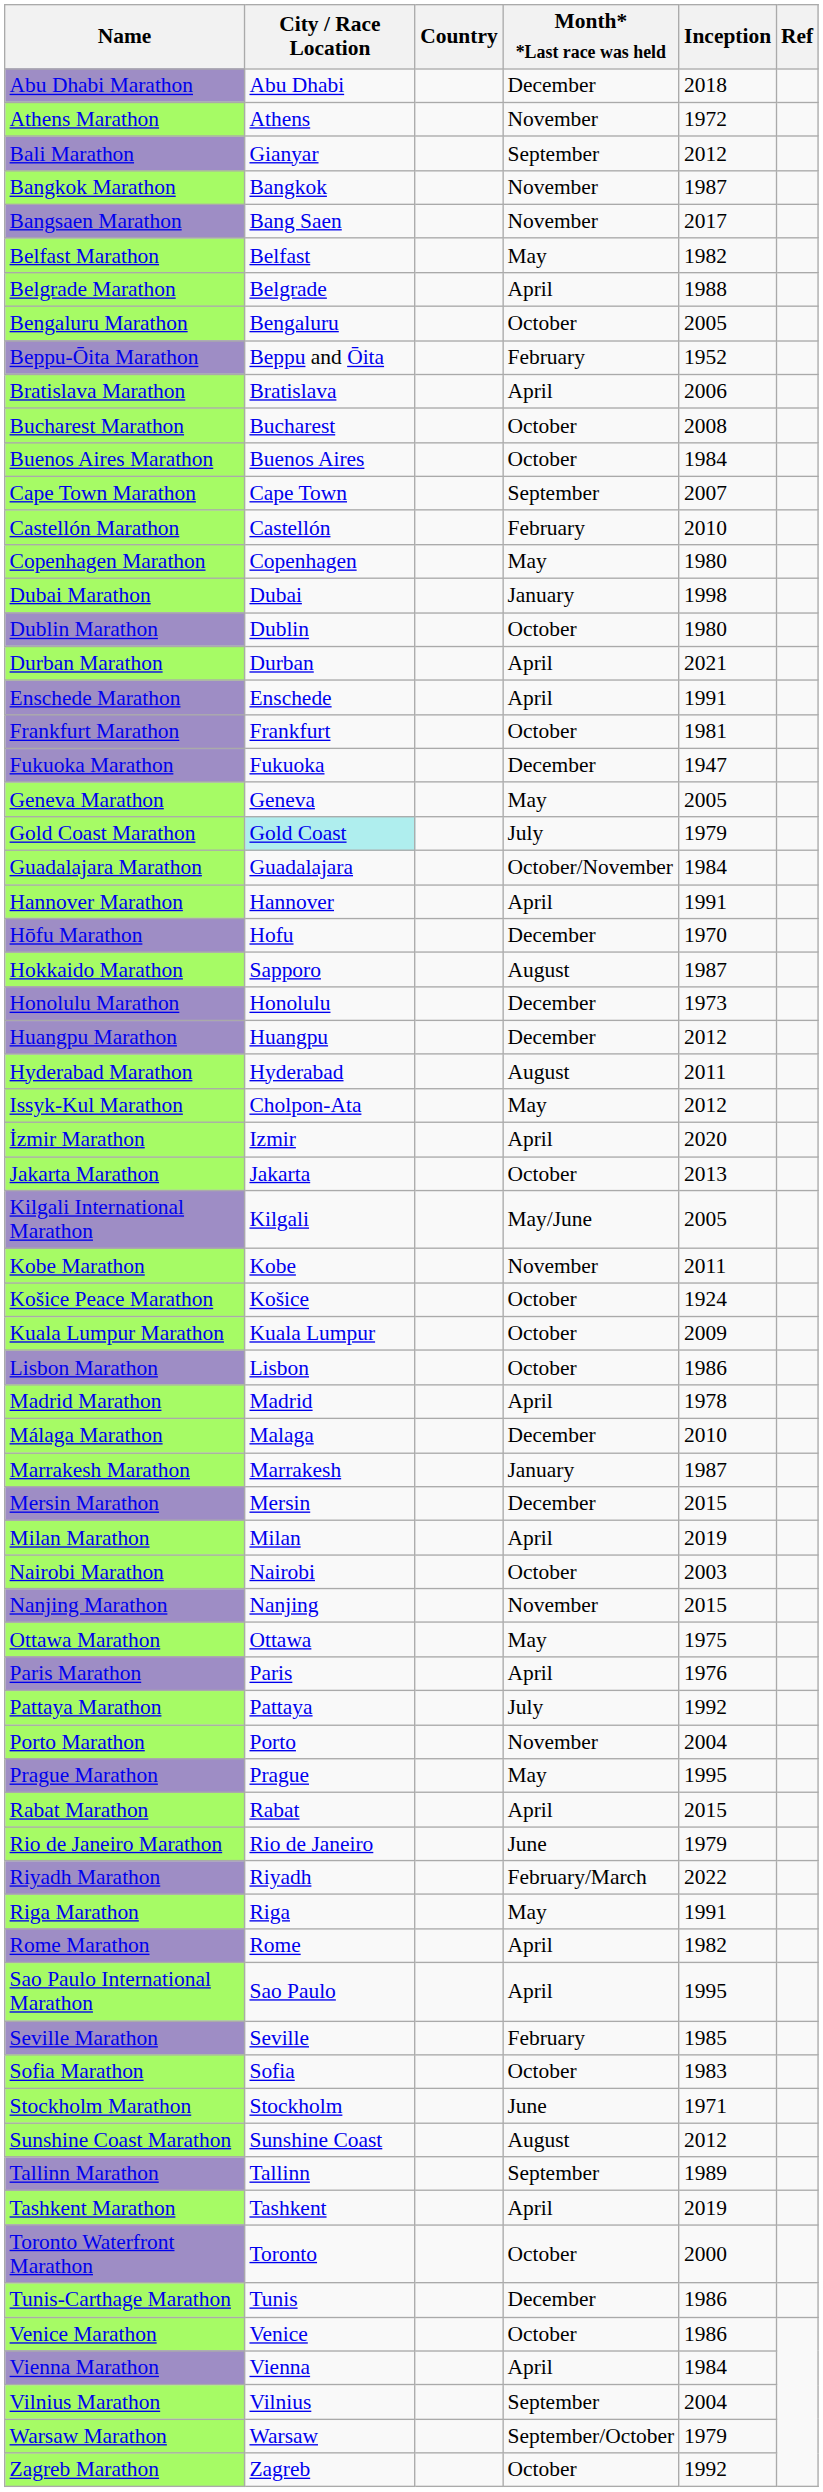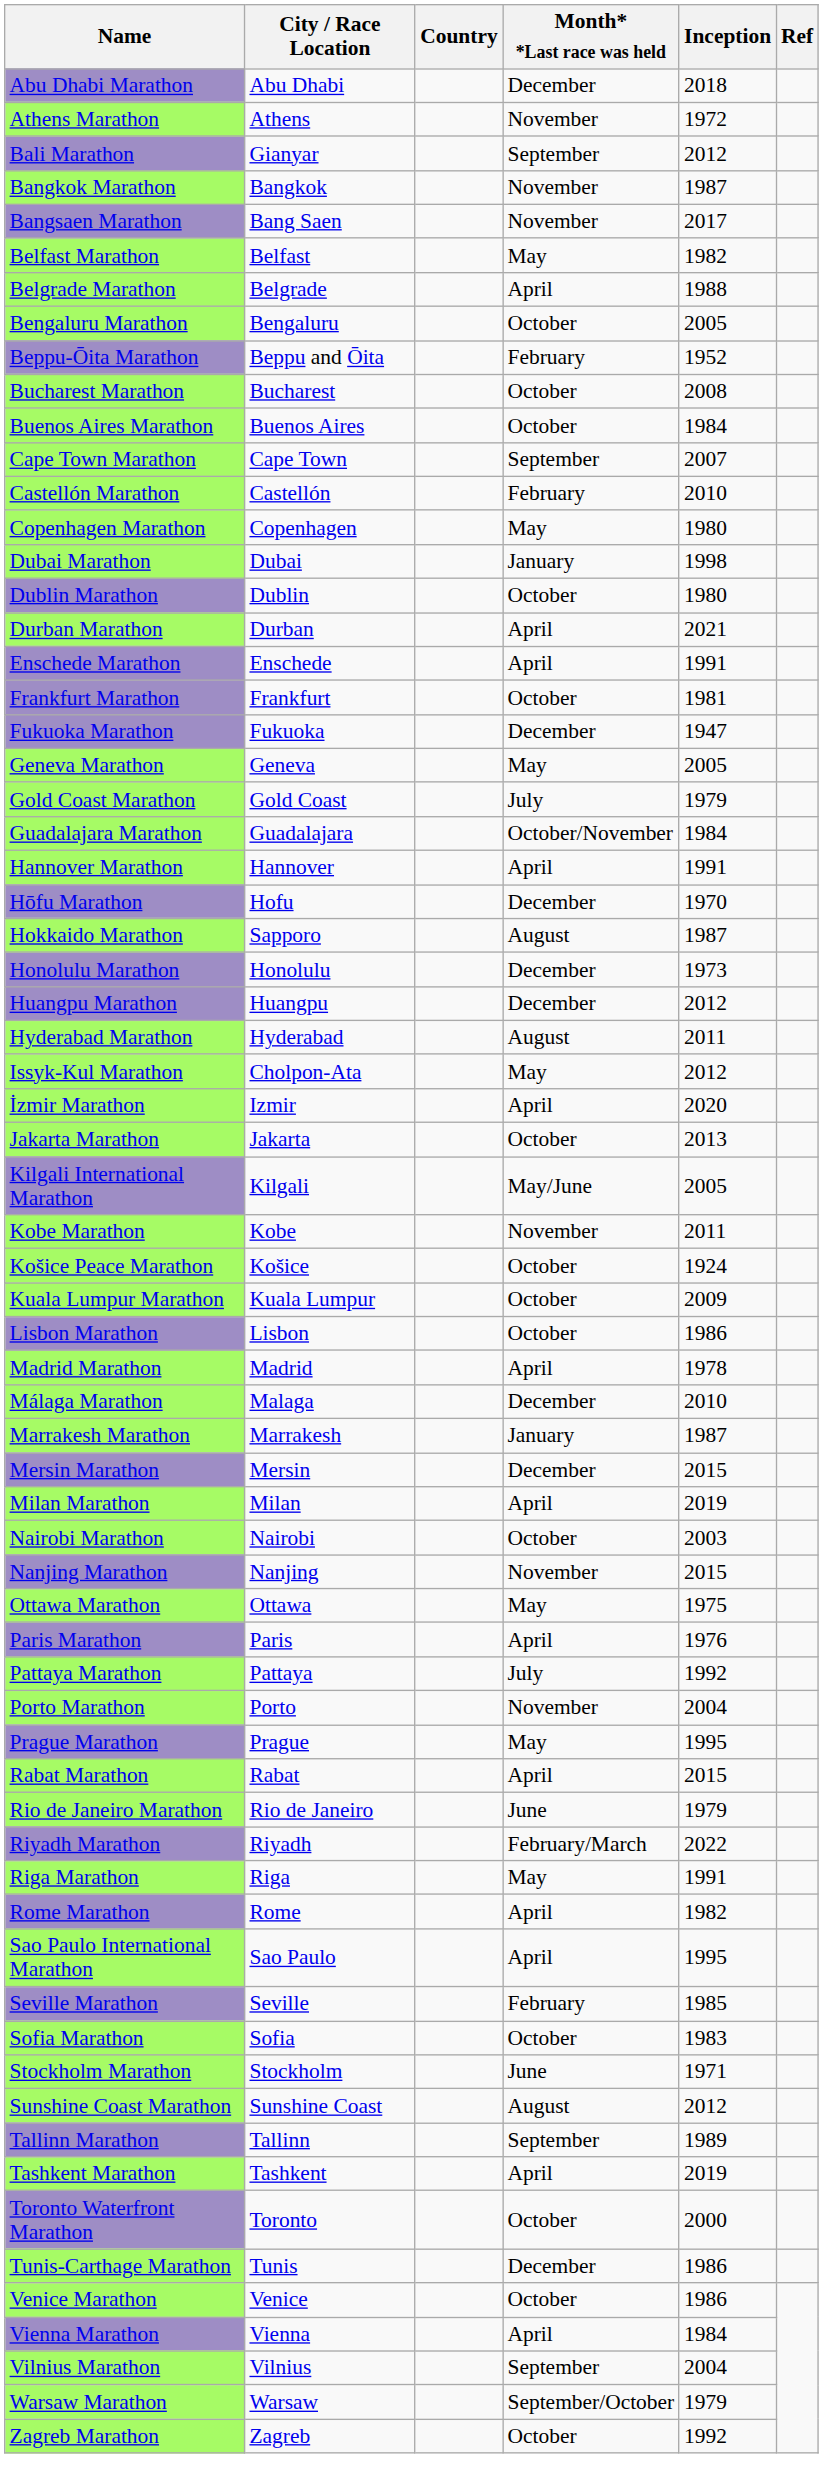- row: (97, 391)
(298, 833) paleturquoise background -> (298, 799) no background
